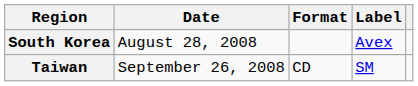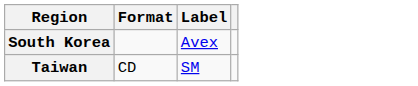- column: (201, 17)
